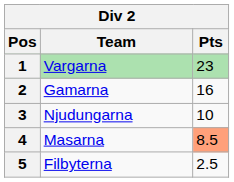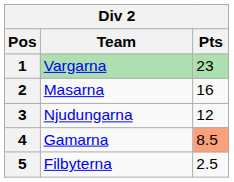(76, 90) Gamarna -> (74, 90) Masarna
(205, 115) 10 -> (205, 115) 12
(74, 139) Masarna -> (76, 139) Gamarna
